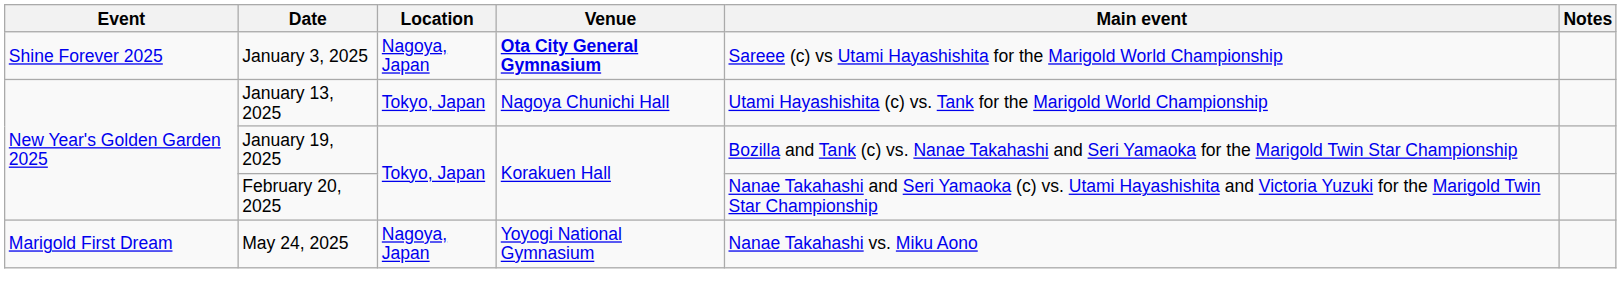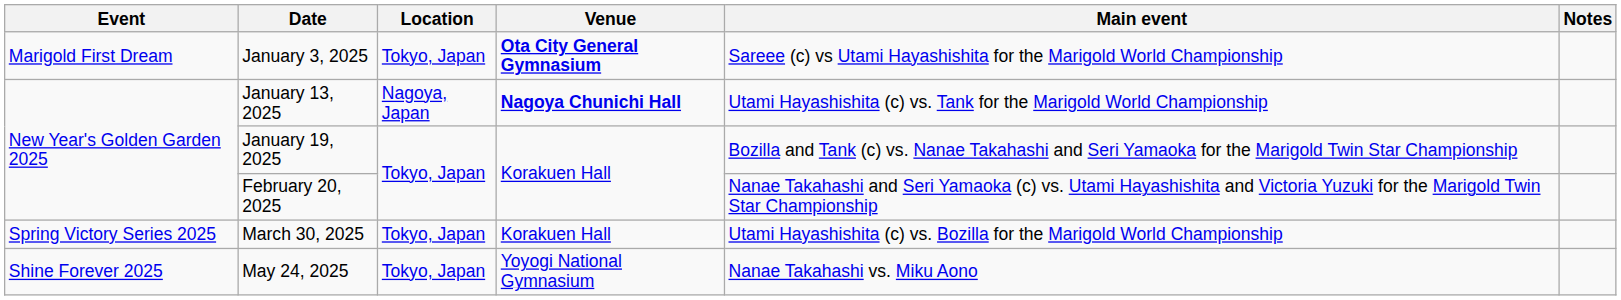(86, 55) Shine Forever 2025 -> (91, 55) Marigold First Dream
(414, 55) Nagoya, Japan -> (433, 55) Tokyo, Japan
(433, 102) Tokyo, Japan -> (414, 102) Nagoya, Japan
(585, 102) normal -> (591, 102) bold
+ row: (303, 234)
(91, 243) Marigold First Dream -> (86, 271) Shine Forever 2025
(414, 243) Nagoya, Japan -> (433, 271) Tokyo, Japan
